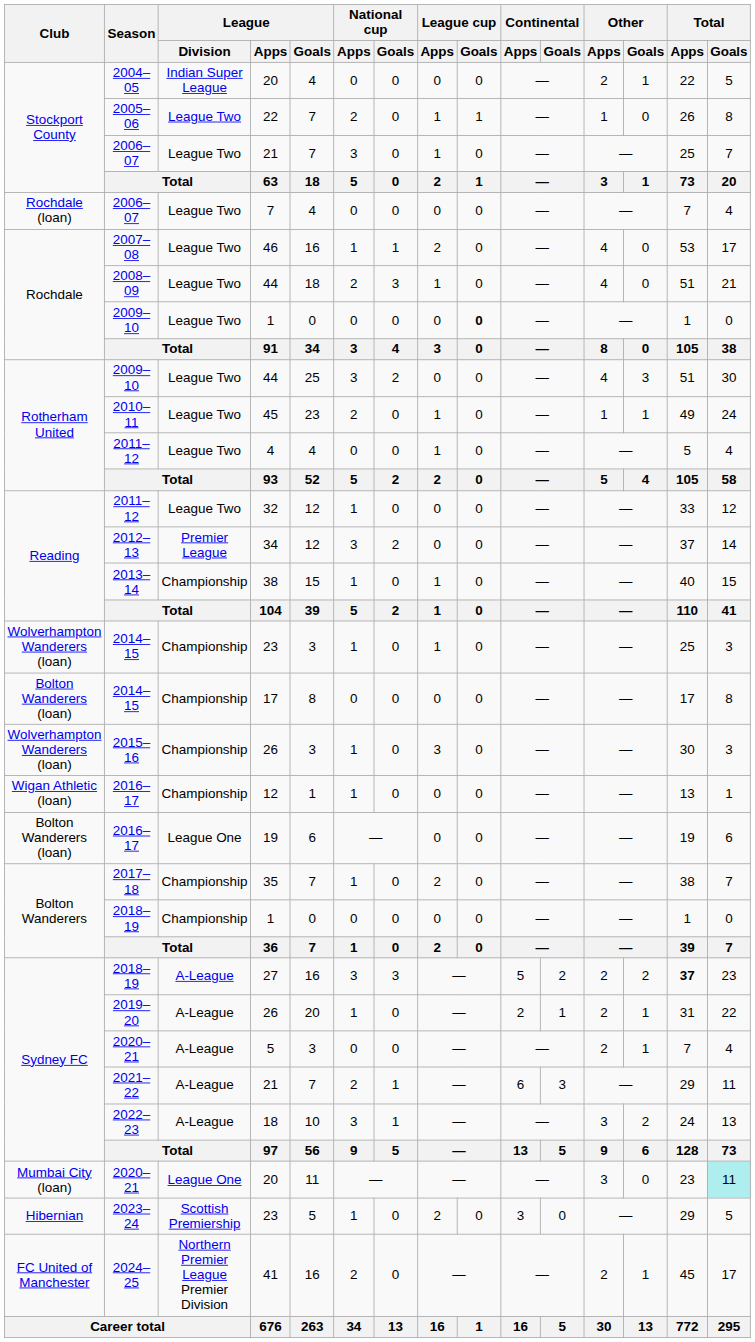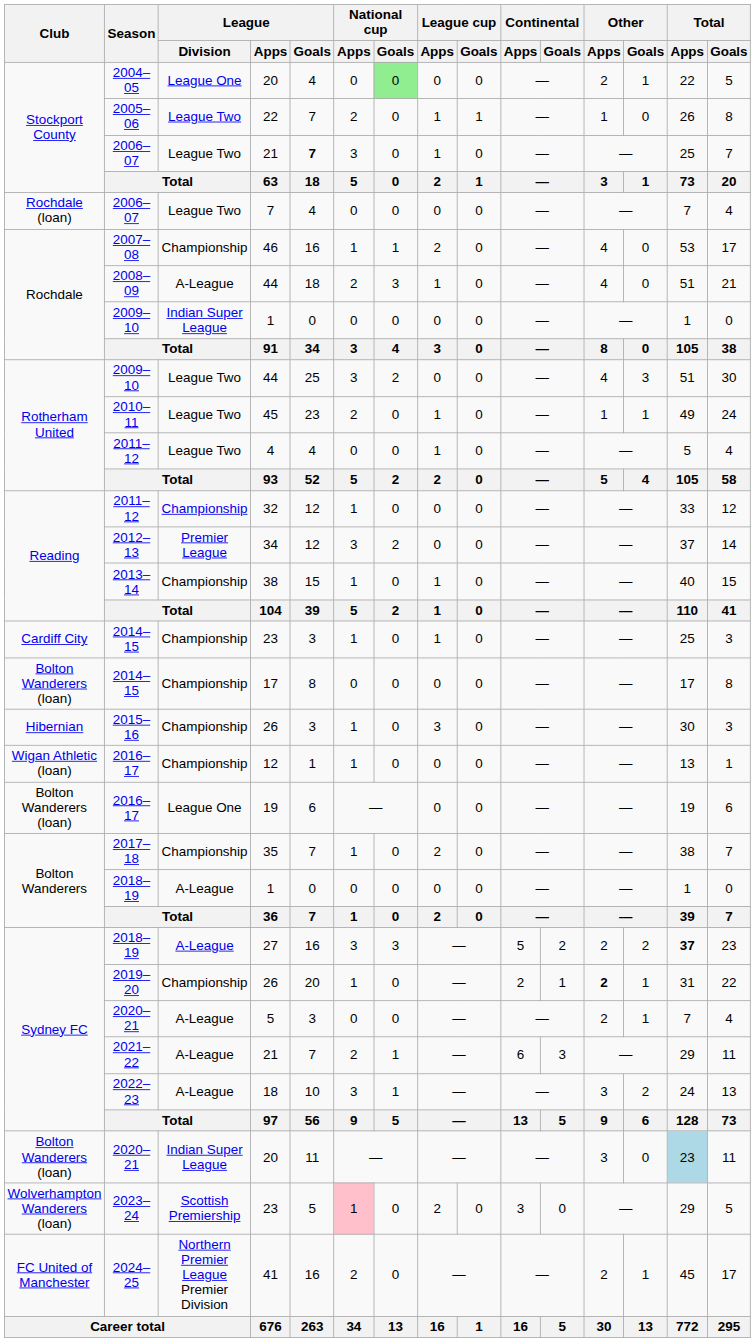(205, 80) Indian Super League -> (205, 80) League One
(396, 80) no background -> (396, 80) lightgreen background
(312, 153) normal -> (312, 153) bold
(205, 247) League Two -> (205, 247) Championship
(205, 283) League Two -> (205, 283) A-League
(205, 320) League Two -> (205, 320) Indian Super League
(479, 320) bold -> (479, 320) normal
(205, 508) League Two -> (205, 508) Championship
(54, 646) Wolverhampton Wanderers (loan) -> (54, 639) Cardiff City
(54, 750) Wolverhampton Wanderers (loan) -> (54, 727) Hibernian
(205, 918) Championship -> (205, 888) A-League
(205, 1012) A-League -> (205, 982) Championship
(604, 1012) normal -> (604, 982) bold
(54, 1179) Mumbai City (loan) -> (54, 1157) Bolton Wanderers (loan)
(205, 1179) League One -> (205, 1157) Indian Super League
(687, 1179) no background -> (687, 1157) lightblue background
(729, 1179) paleturquoise background -> (729, 1157) no background
(54, 1216) Hibernian -> (54, 1208) Wolverhampton Wanderers (loan)
(354, 1216) no background -> (354, 1208) pink background
